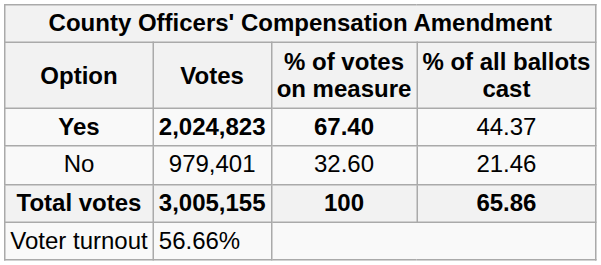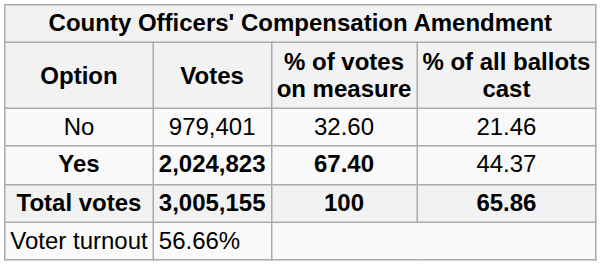rows swapped: (79, 126) <-> (79, 164)
